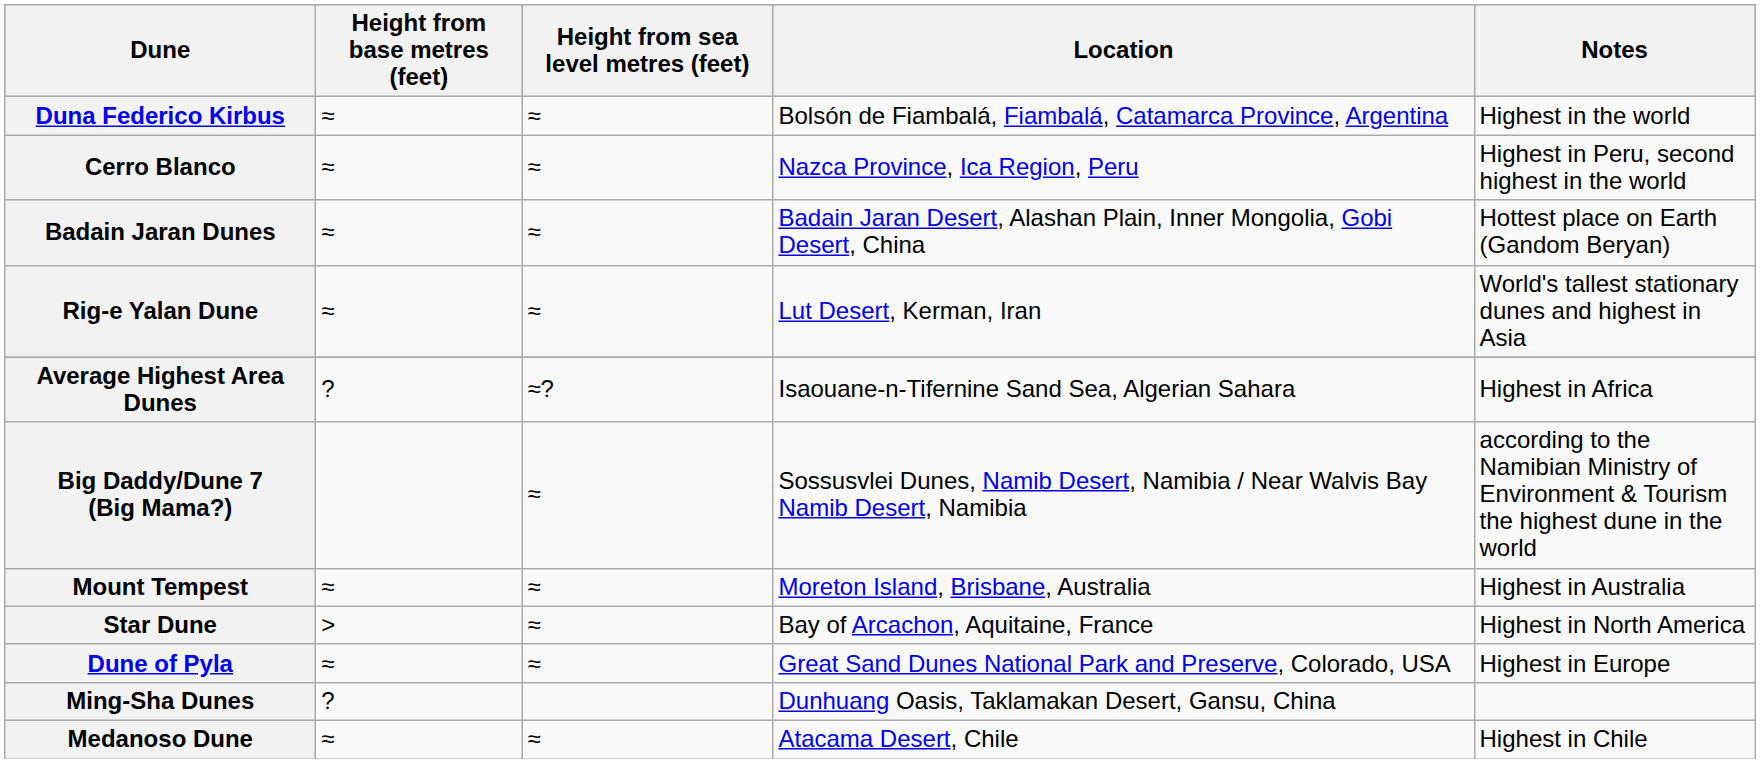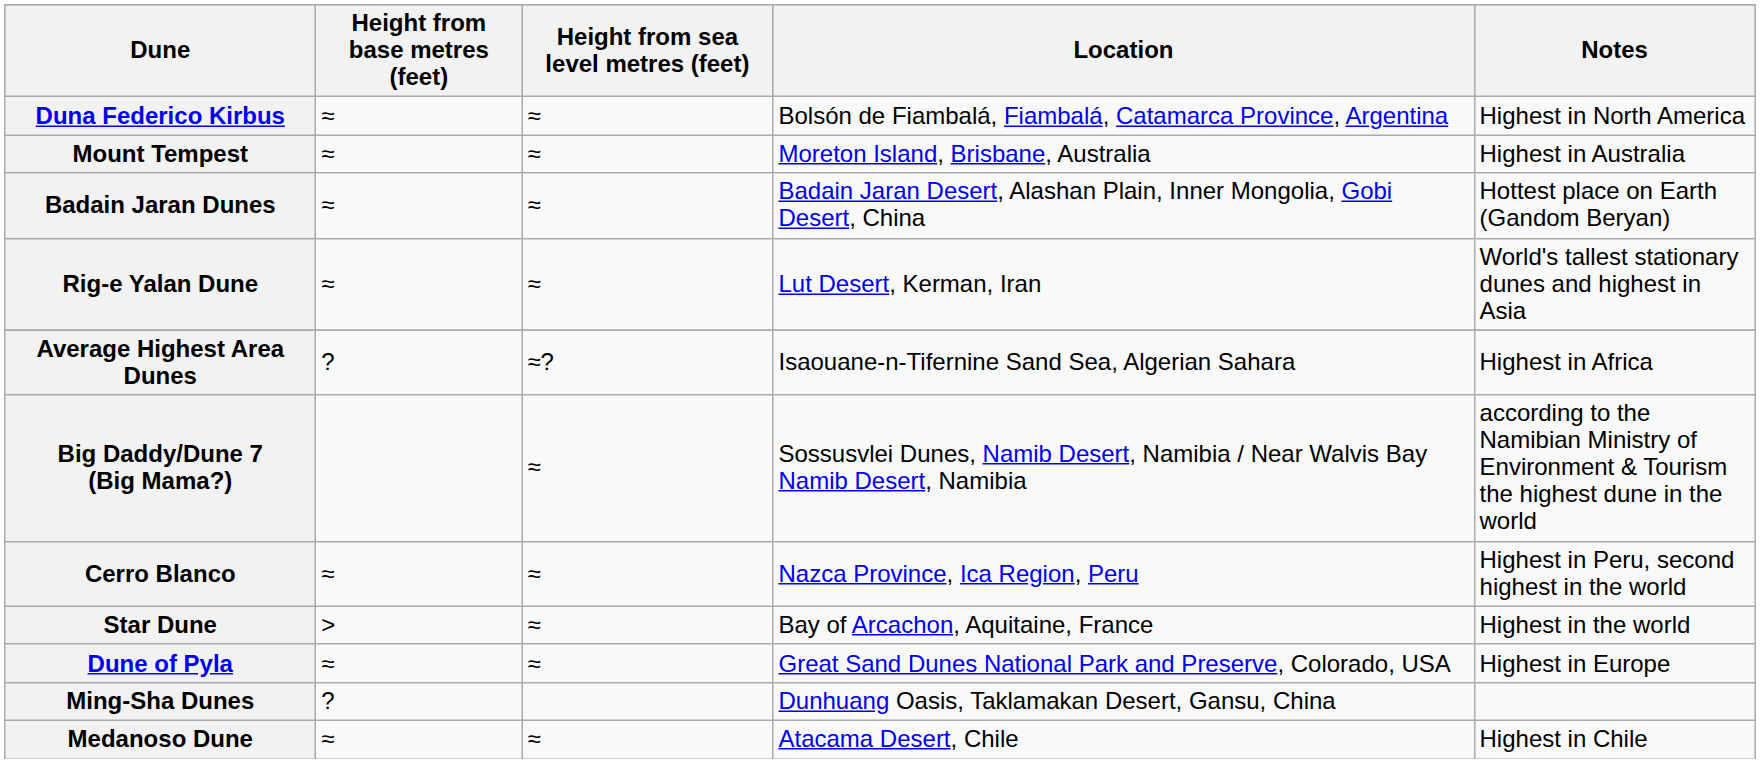(1585, 115) Highest in the world -> (1612, 115) Highest in North America
rows swapped: (160, 167) <-> (160, 586)
(1612, 625) Highest in North America -> (1585, 625) Highest in the world
